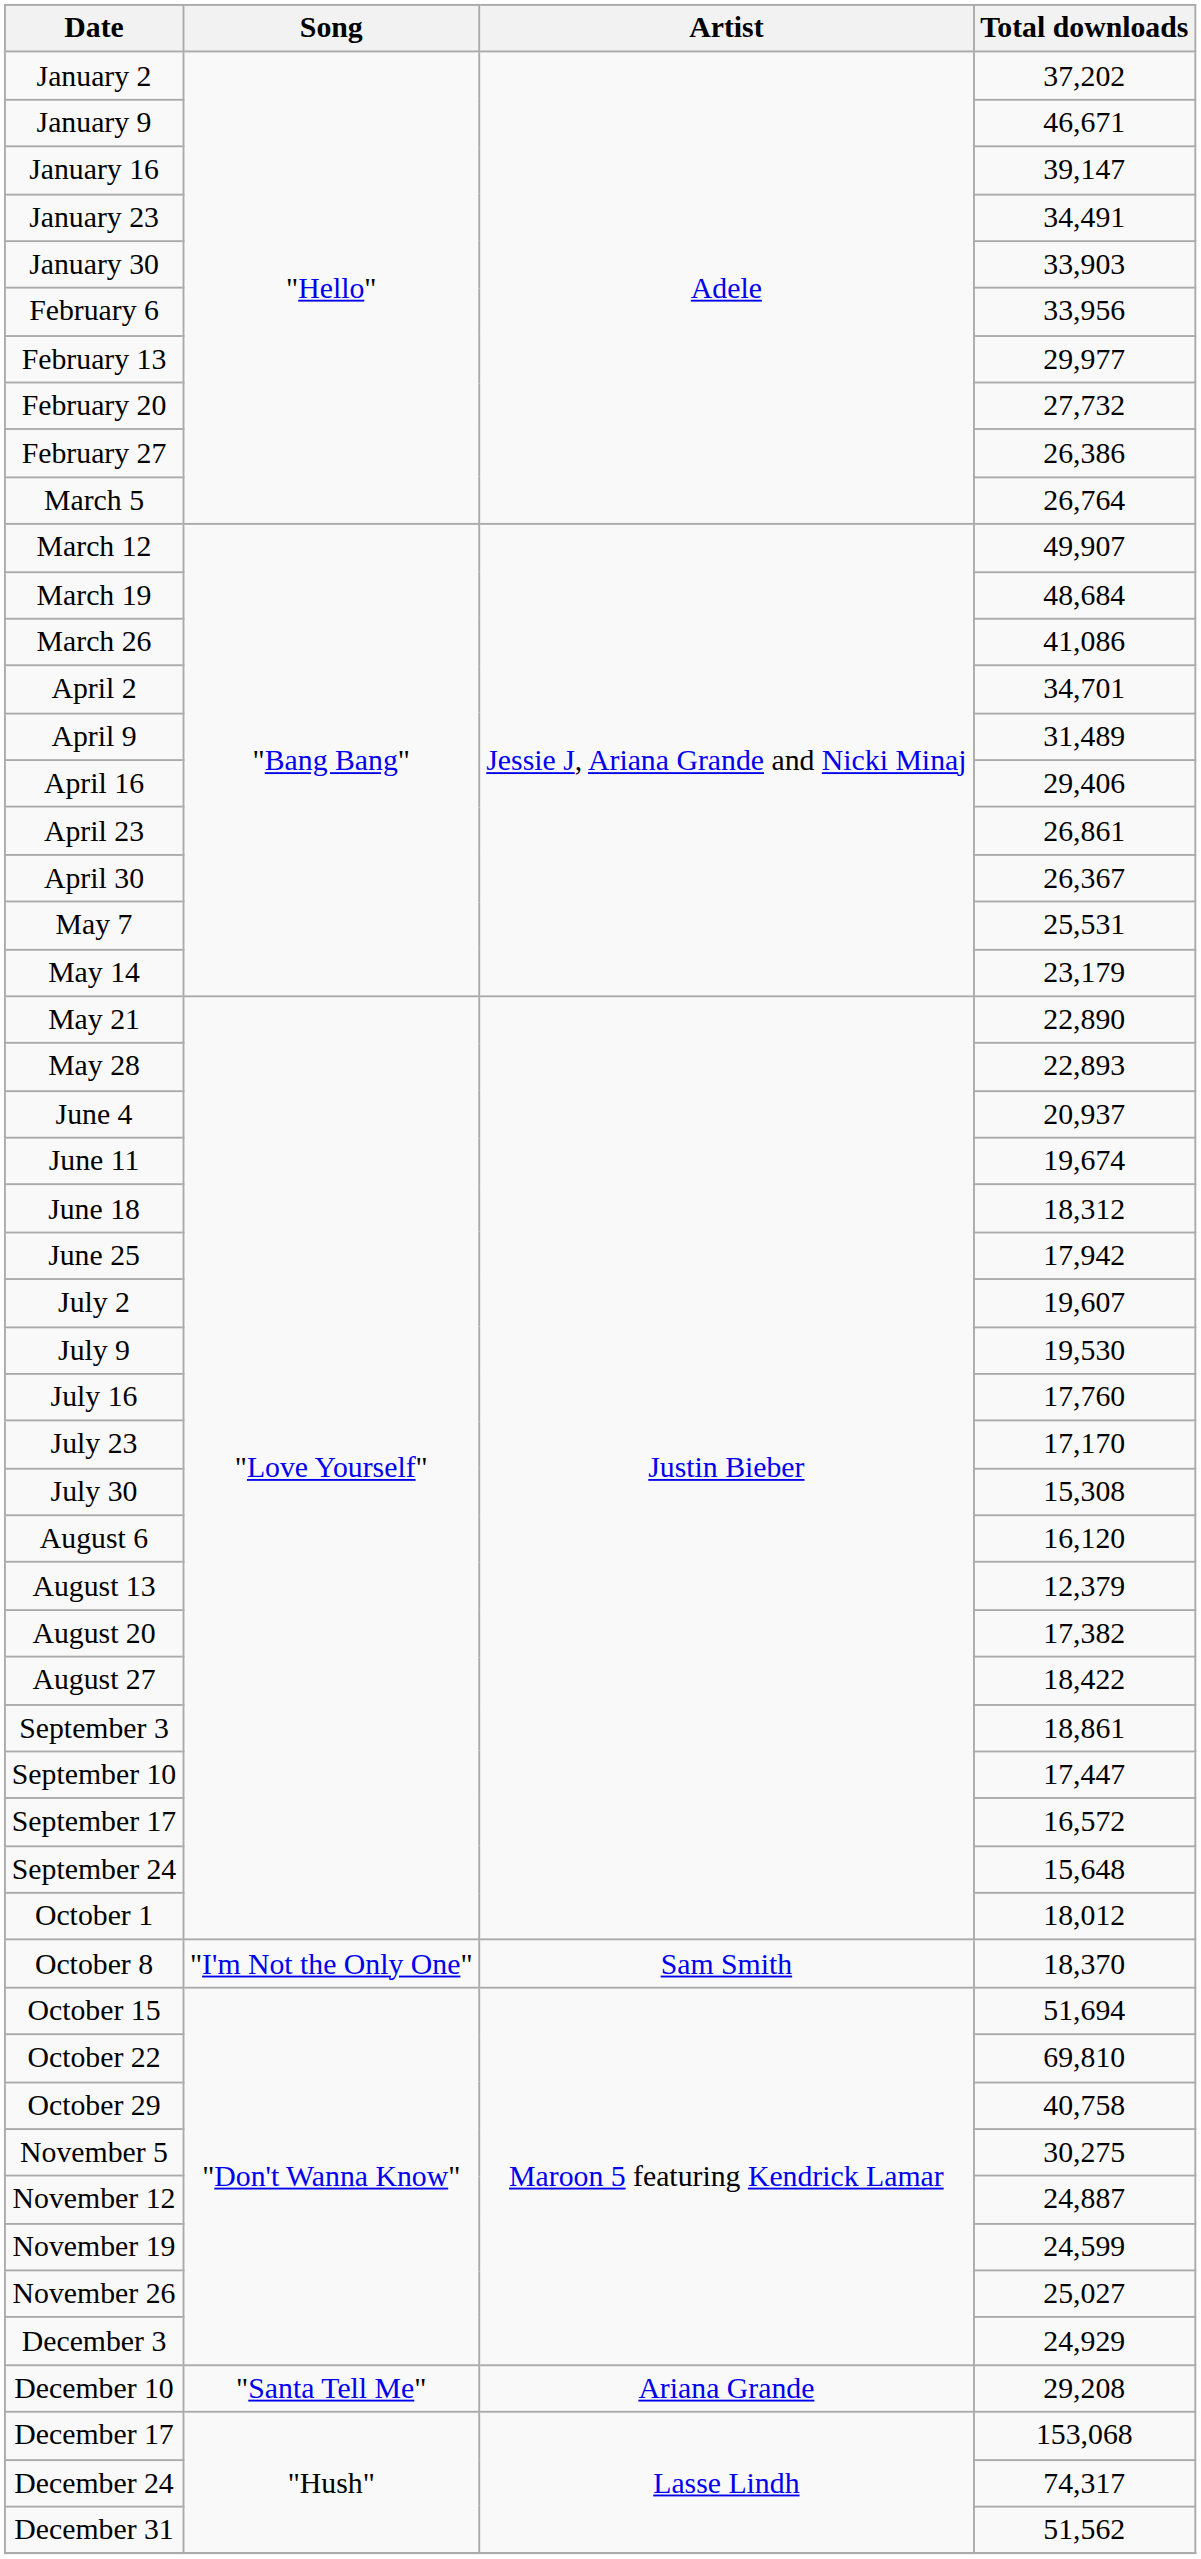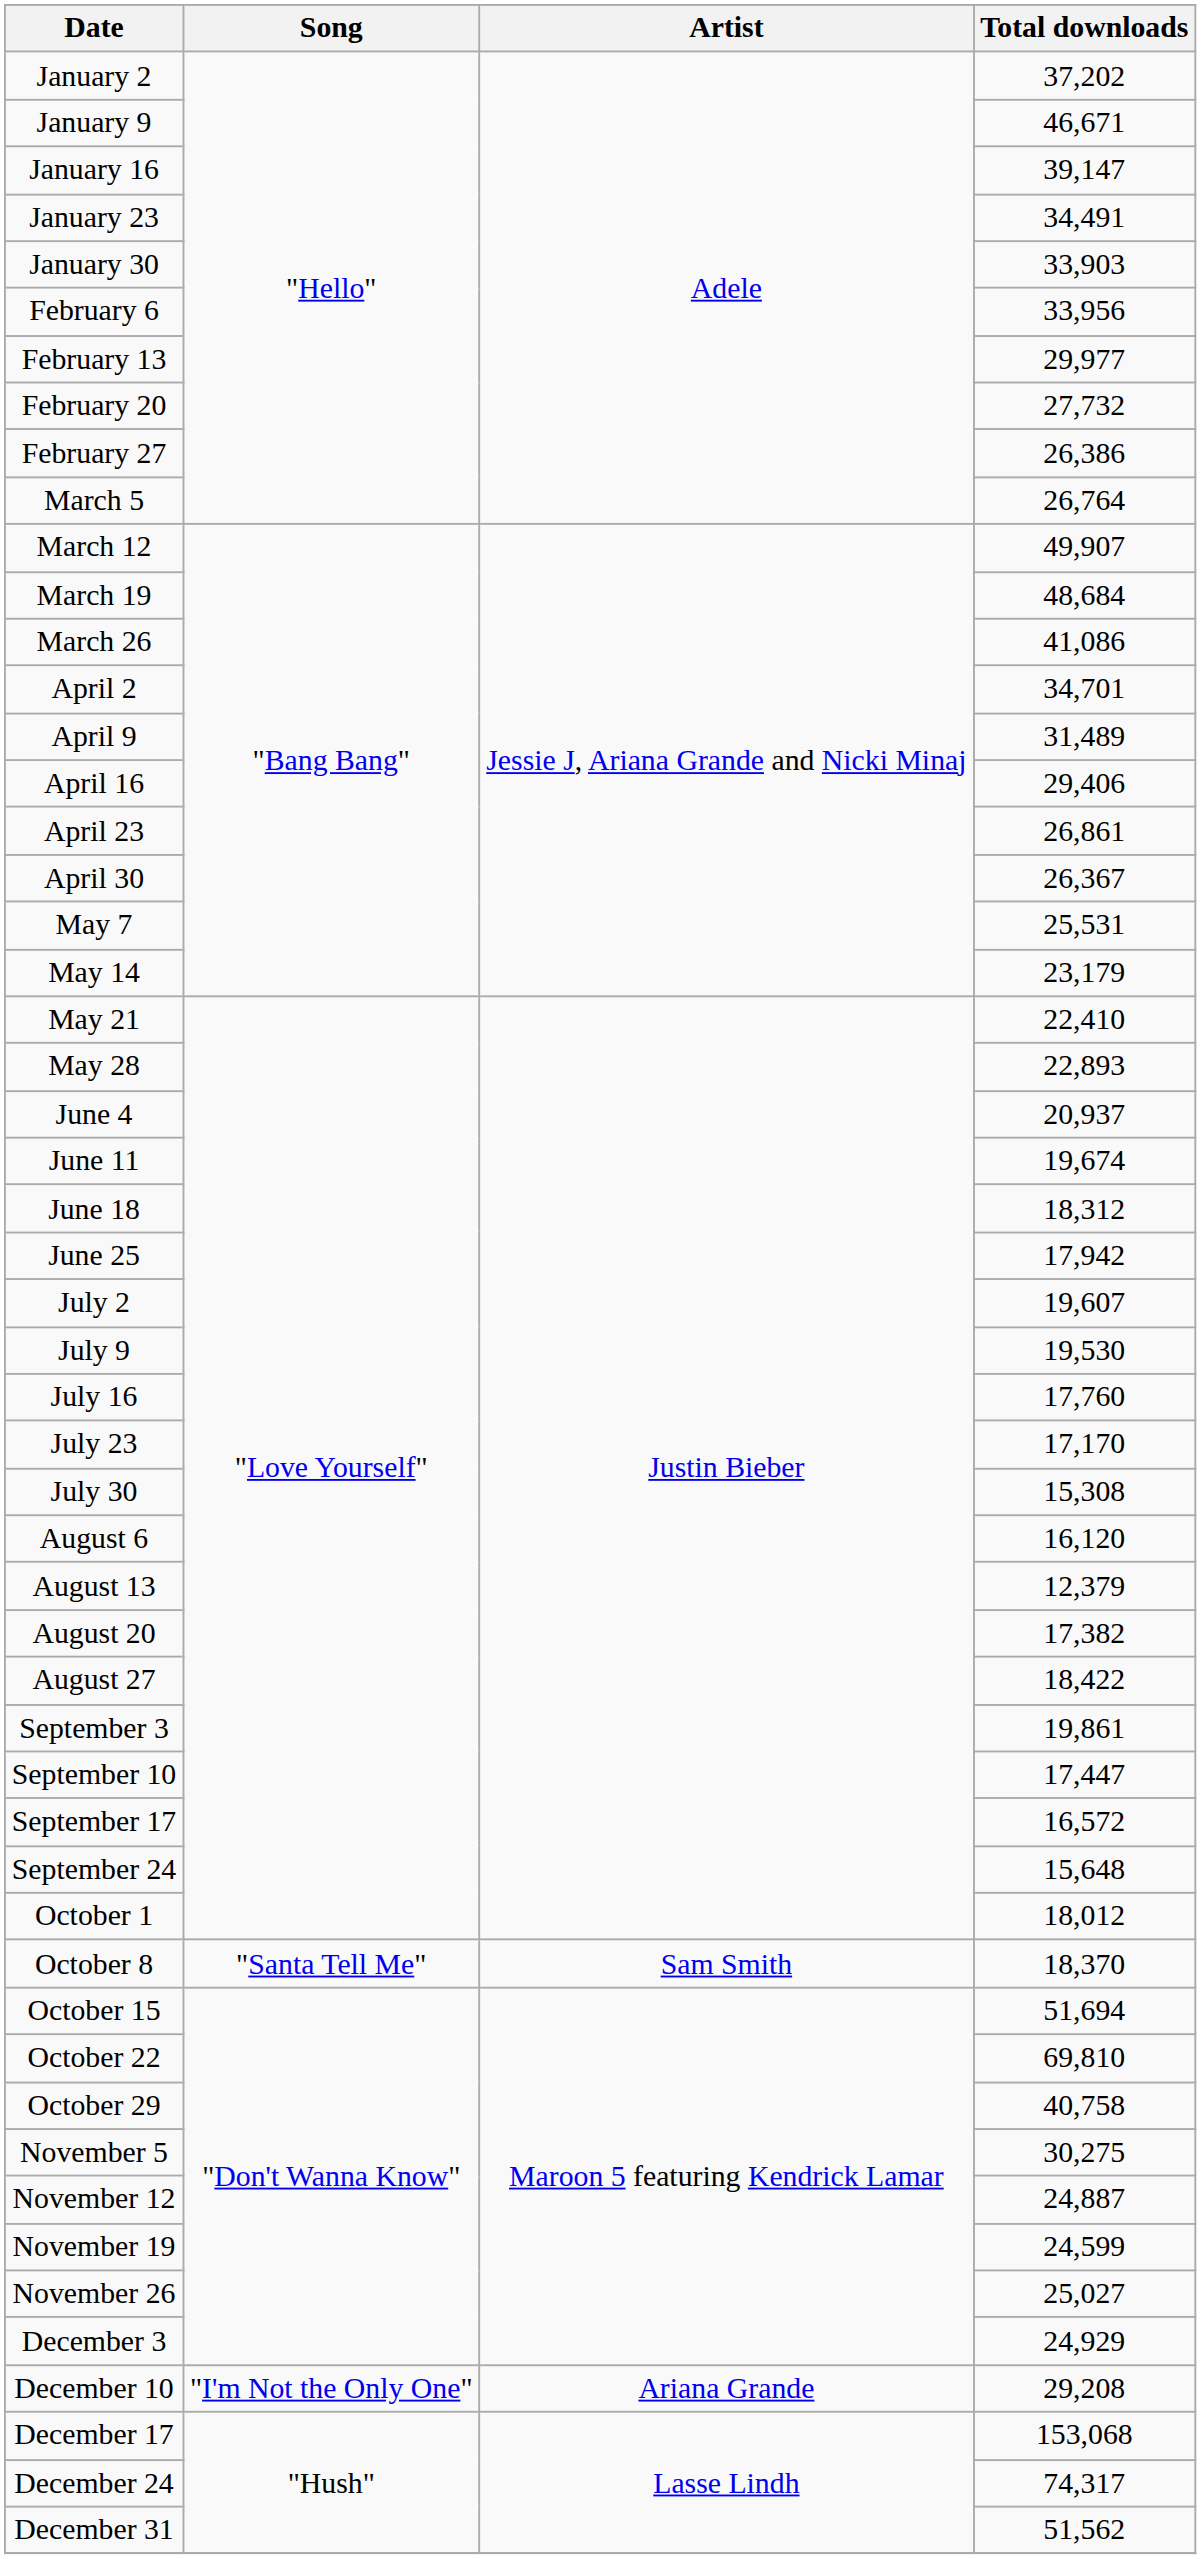(1084, 1019) 22,890 -> (1084, 1019) 22,410
(1084, 1727) 18,861 -> (1084, 1727) 19,861
(331, 1963) "I'm Not the Only One" -> (331, 1963) "Santa Tell Me"
(331, 2387) "Santa Tell Me" -> (331, 2387) "I'm Not the Only One"
